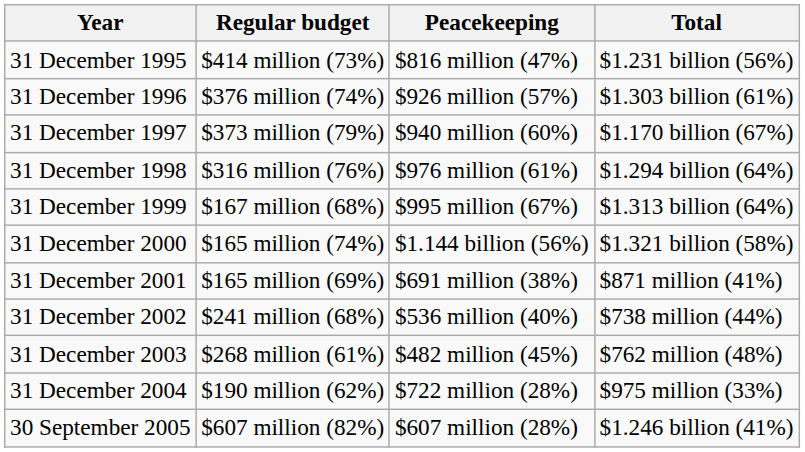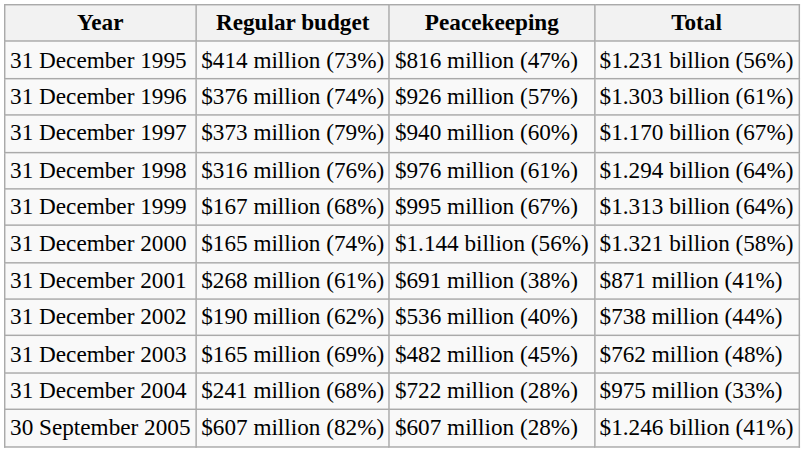(293, 280) $165 million (69%) -> (293, 280) $268 million (61%)
(293, 317) $241 million (68%) -> (293, 317) $190 million (62%)
(293, 354) $268 million (61%) -> (293, 354) $165 million (69%)
(293, 390) $190 million (62%) -> (293, 390) $241 million (68%)
